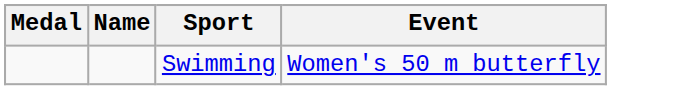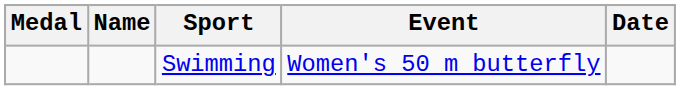+ column: (641, 25)
